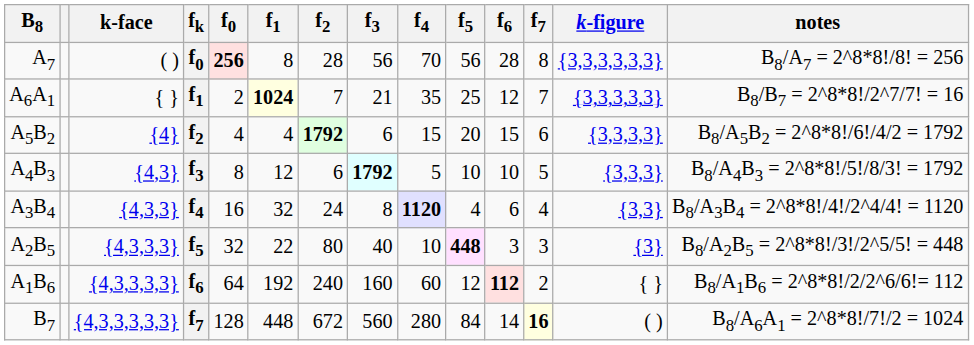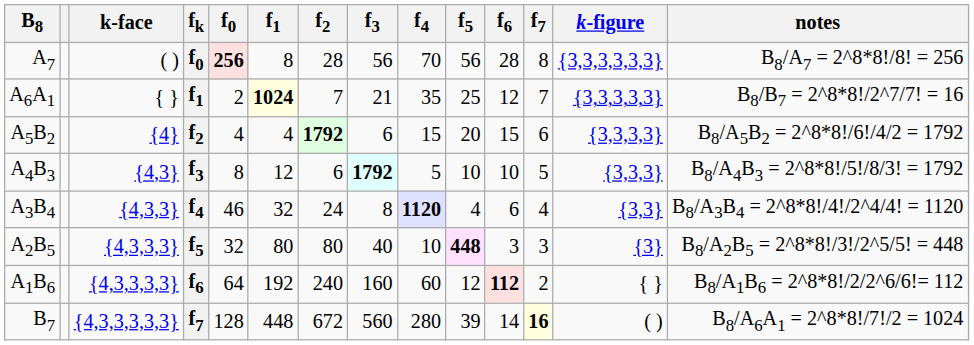(234, 209) 16 -> (234, 209) 46
(283, 246) 22 -> (283, 246) 80
(471, 321) 84 -> (471, 321) 39
